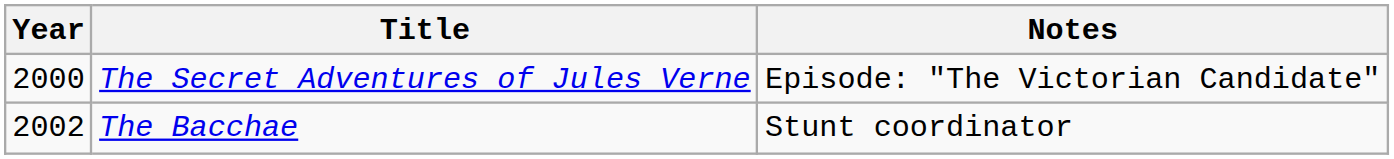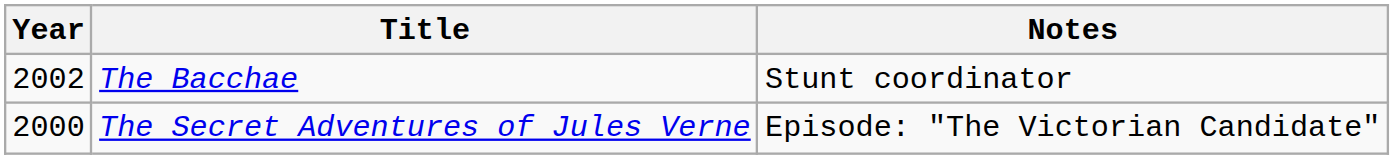rows swapped: (425, 79) <-> (199, 128)
